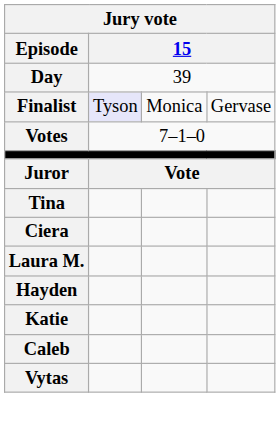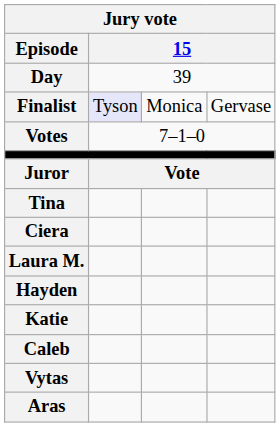+ row: (47, 406)
